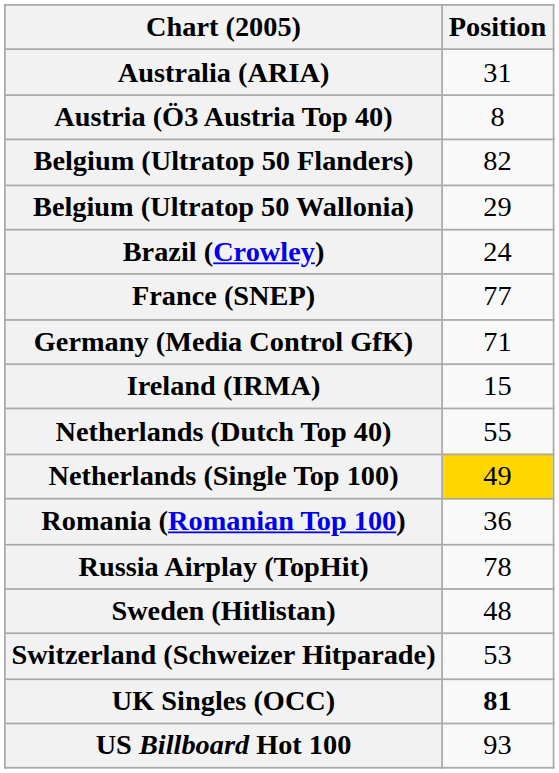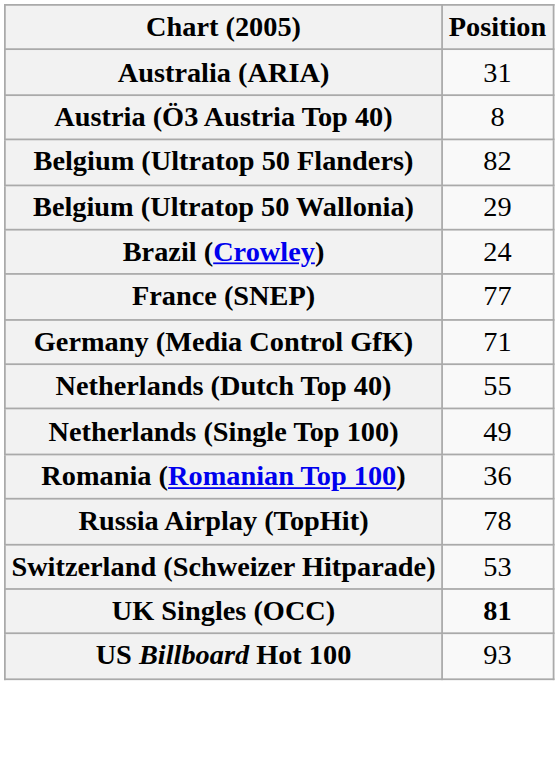- row: (224, 386)
(497, 476) gold background -> (497, 431) no background
- row: (224, 610)
